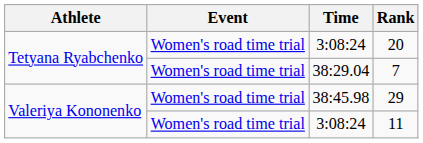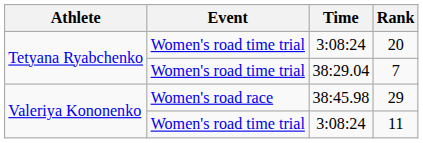(228, 97) Women's road time trial -> (212, 97) Women's road race
